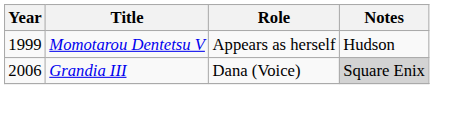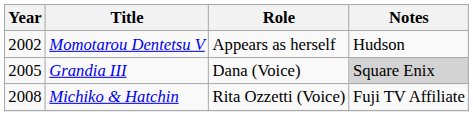(25, 44) 1999 -> (25, 44) 2002
(25, 70) 2006 -> (25, 70) 2005
+ row: (114, 96)
